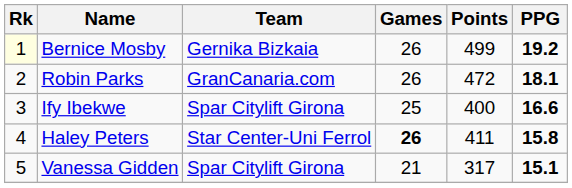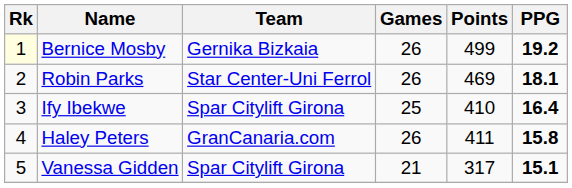(261, 78) GranCanaria.com -> (279, 78) Star Center-Uni Ferrol
(480, 78) 472 -> (480, 78) 469
(480, 108) 400 -> (480, 108) 410
(540, 108) 16.6 -> (540, 108) 16.4
(279, 138) Star Center-Uni Ferrol -> (261, 138) GranCanaria.com
(411, 138) bold -> (411, 138) normal
